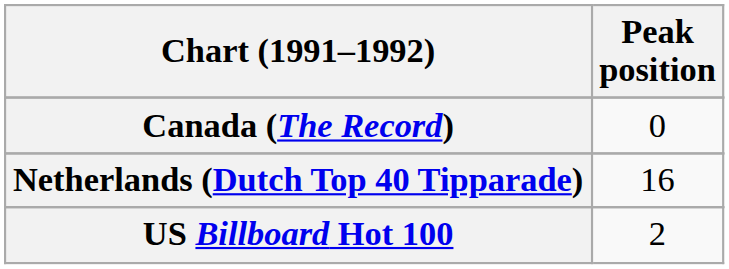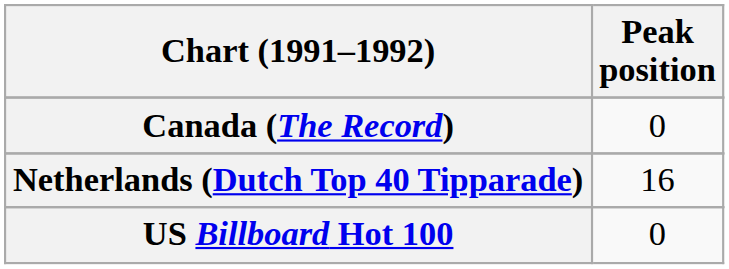(657, 234) 2 -> (657, 234) 0
